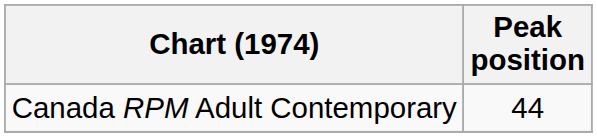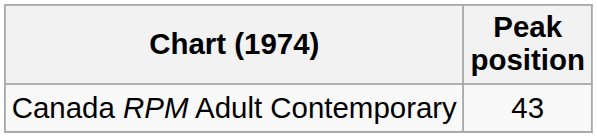(528, 107) 44 -> (528, 107) 43
